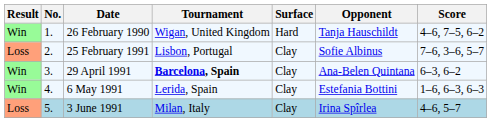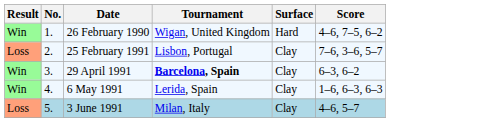- column: (367, 13)
